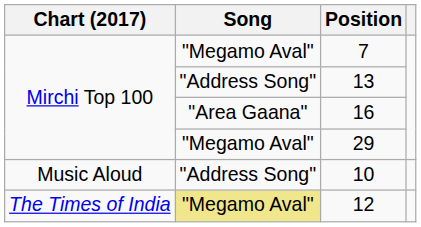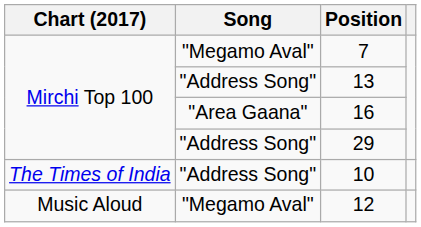(248, 143) "Megamo Aval" -> (248, 143) "Address Song"
(90, 174) Music Aloud -> (90, 174) The Times of India
(90, 205) The Times of India -> (90, 205) Music Aloud
(248, 205) khaki background -> (248, 205) no background
